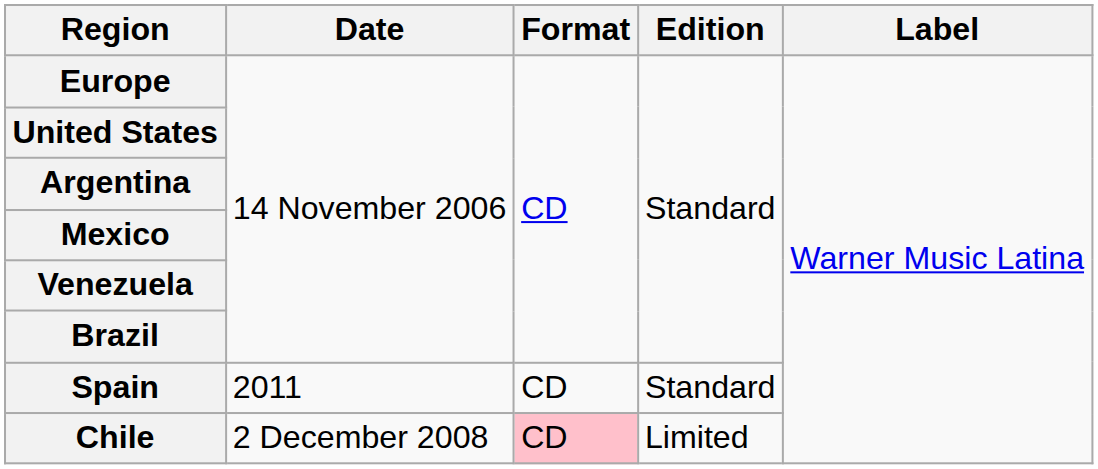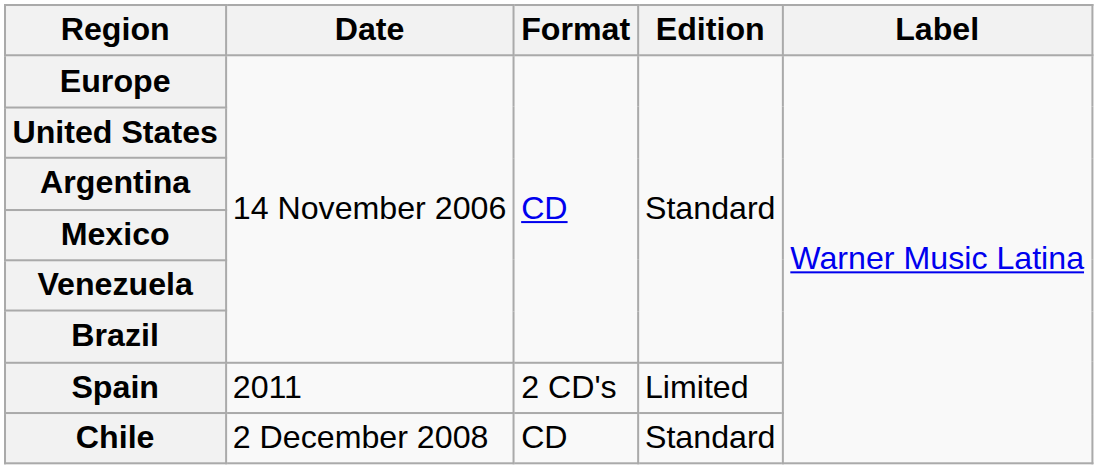(544, 387) CD -> (569, 387) 2 CD's
(710, 387) Standard -> (697, 387) Limited
(544, 438) pink background -> (544, 438) no background
(697, 438) Limited -> (710, 438) Standard
